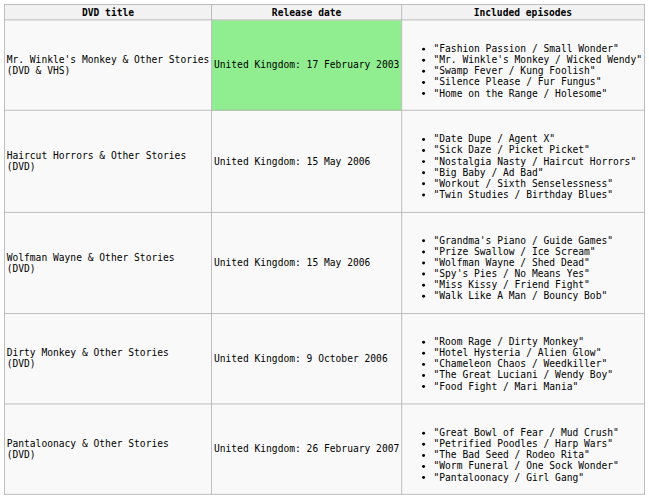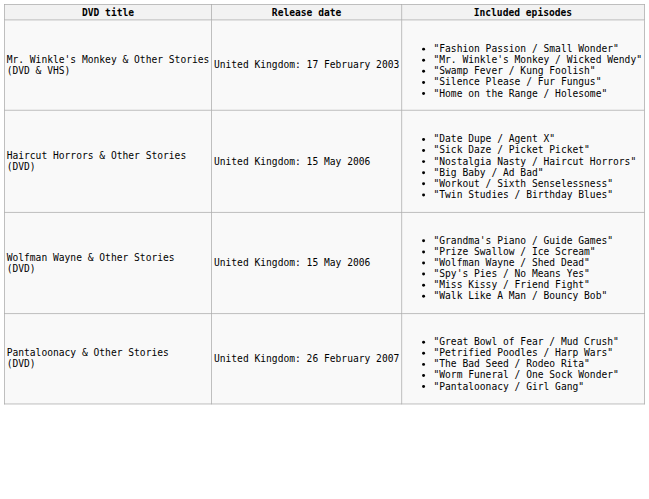(307, 65) lightgreen background -> (307, 65) no background
- row: (88, 359)
